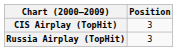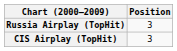rows swapped: (66, 25) <-> (66, 39)
